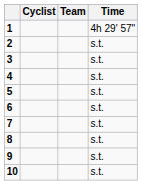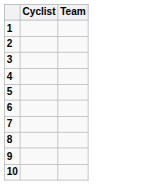- column: (113, 12)
